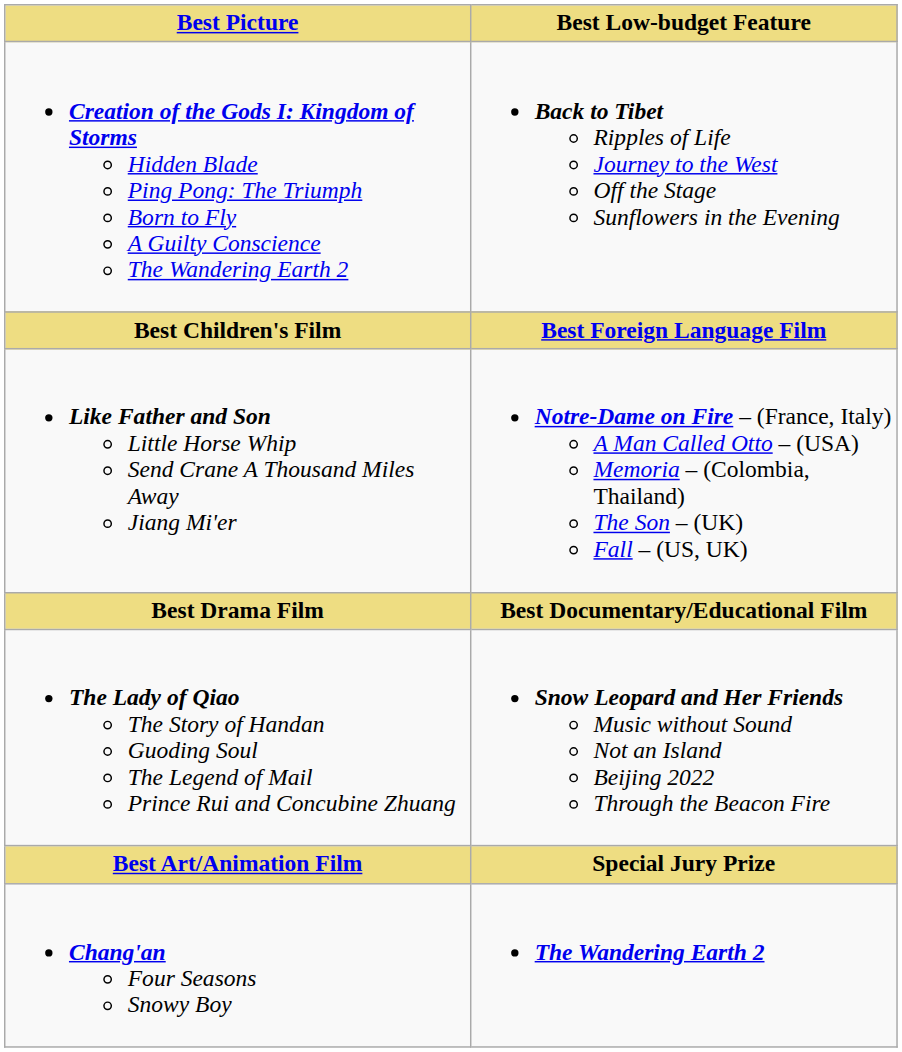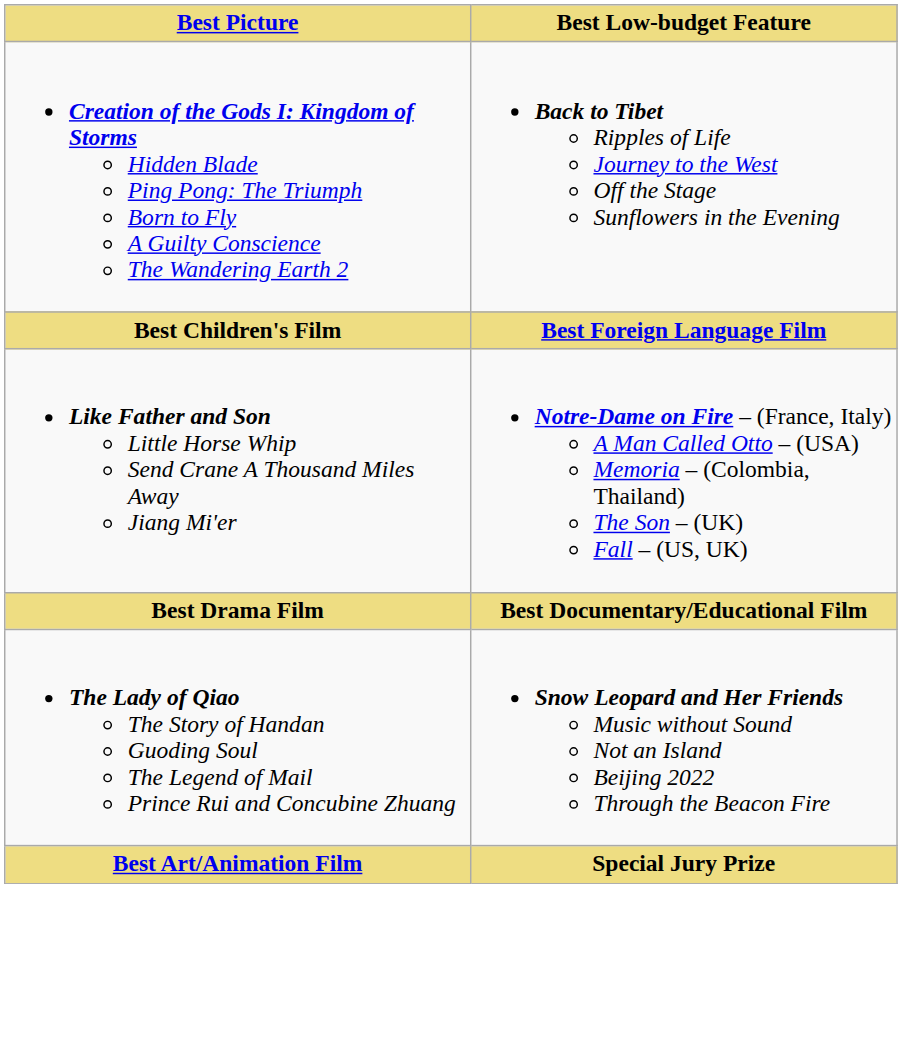- row: (238, 978)
